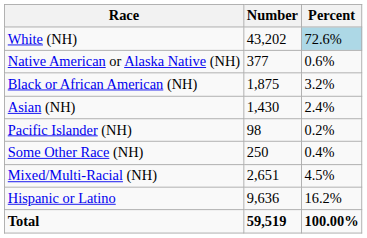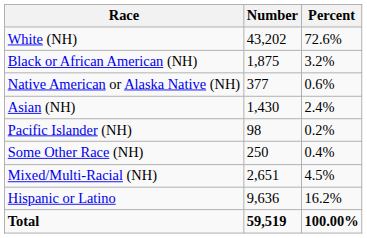(323, 38) lightblue background -> (323, 38) no background
rows swapped: (103, 84) <-> (124, 61)
